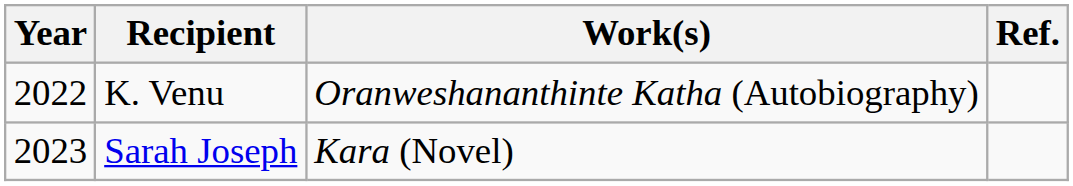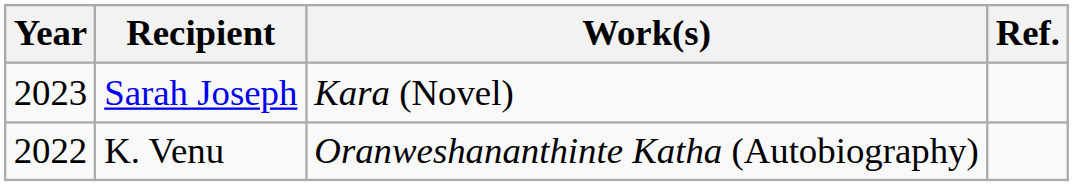rows swapped: (164, 92) <-> (201, 150)
